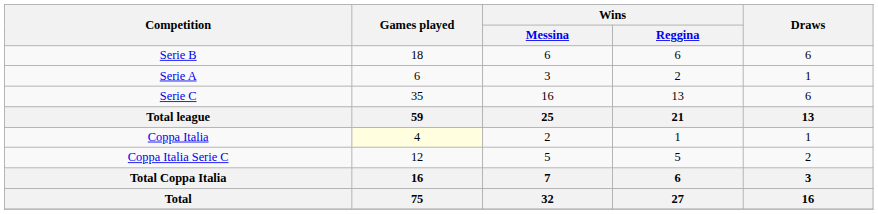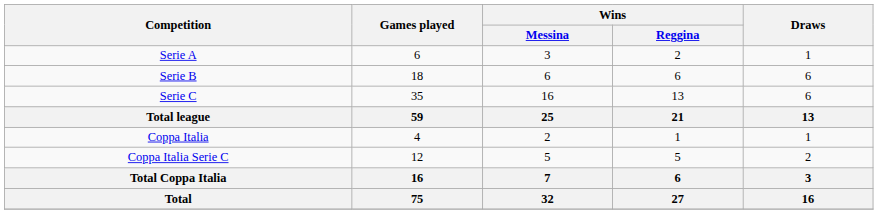rows swapped: (178, 76) <-> (178, 55)
(417, 137) lightyellow background -> (417, 137) no background
